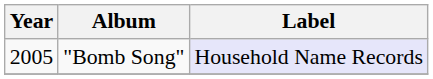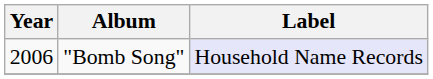(31, 56) 2005 -> (31, 56) 2006
